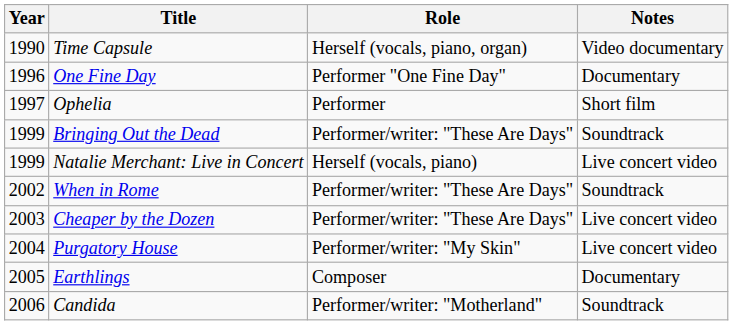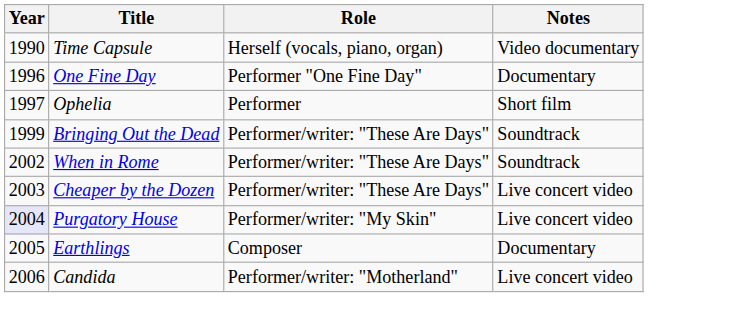- row: (178, 162)
(27, 248) no background -> (27, 219) lavender background
(623, 305) Soundtrack -> (565, 276) Live concert video
